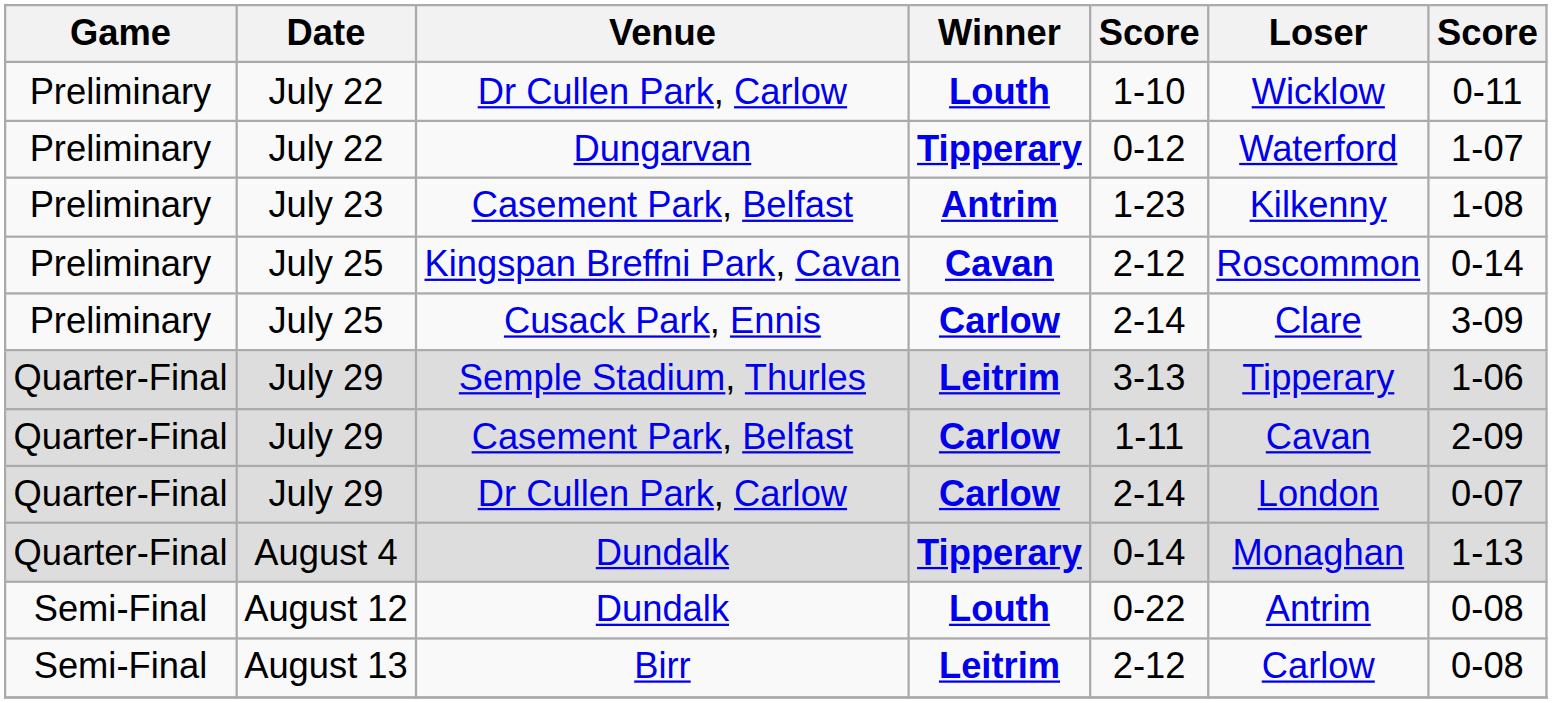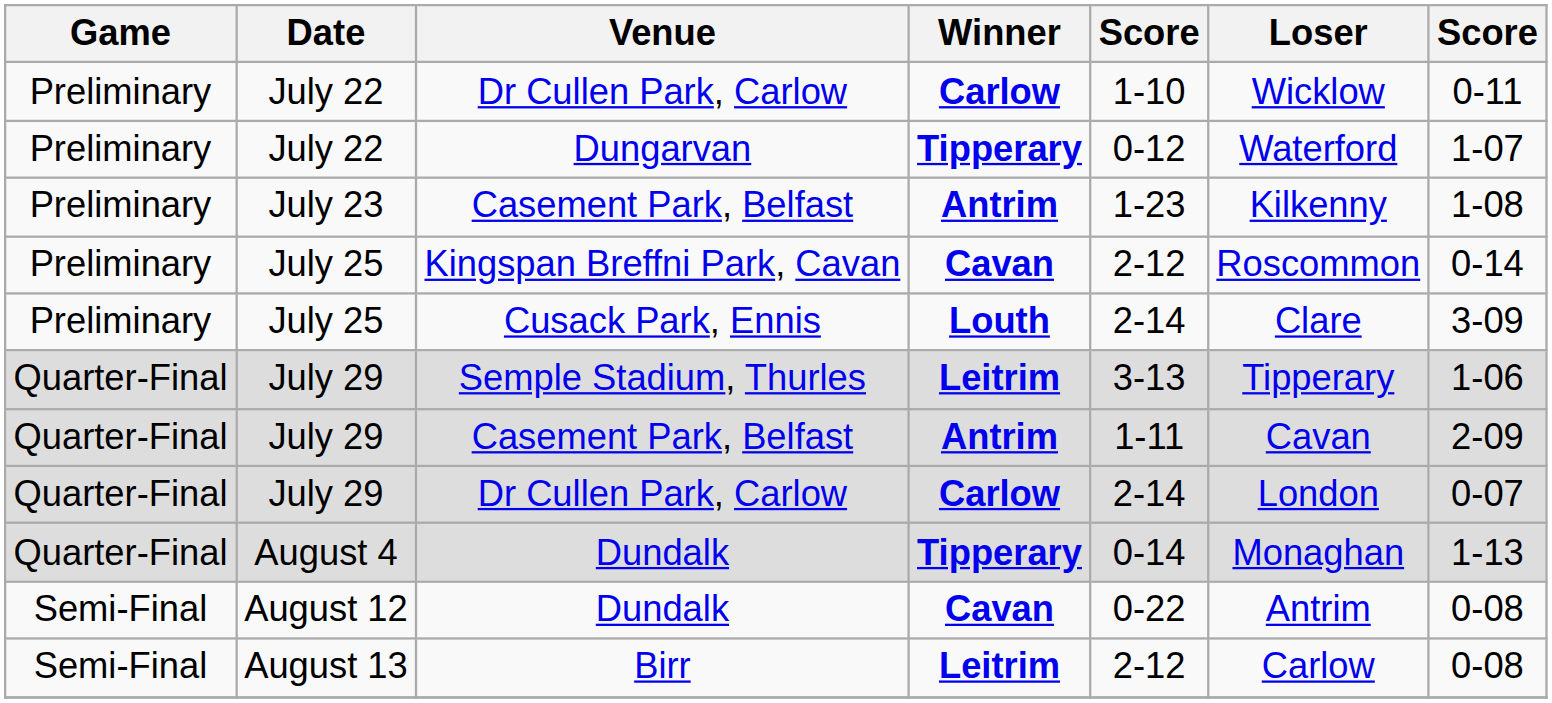(999, 90) Louth -> (1000, 90) Carlow
(1000, 321) Carlow -> (999, 321) Louth
(1000, 436) Carlow -> (1000, 436) Antrim
(999, 609) Louth -> (1000, 609) Cavan
